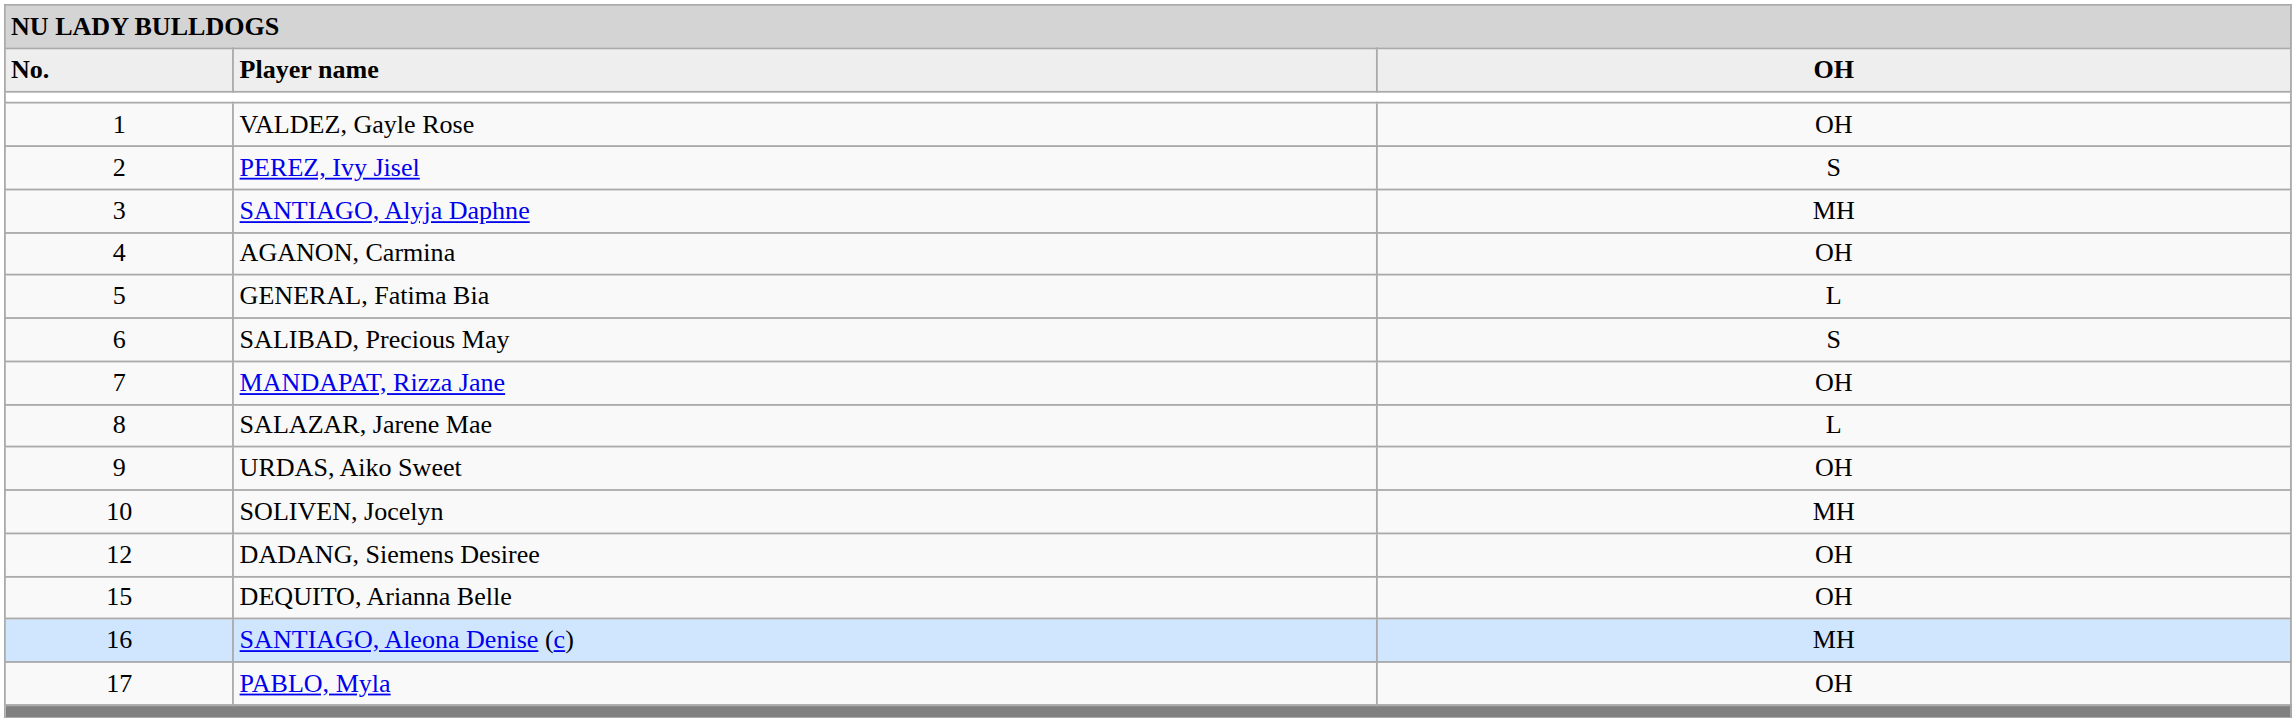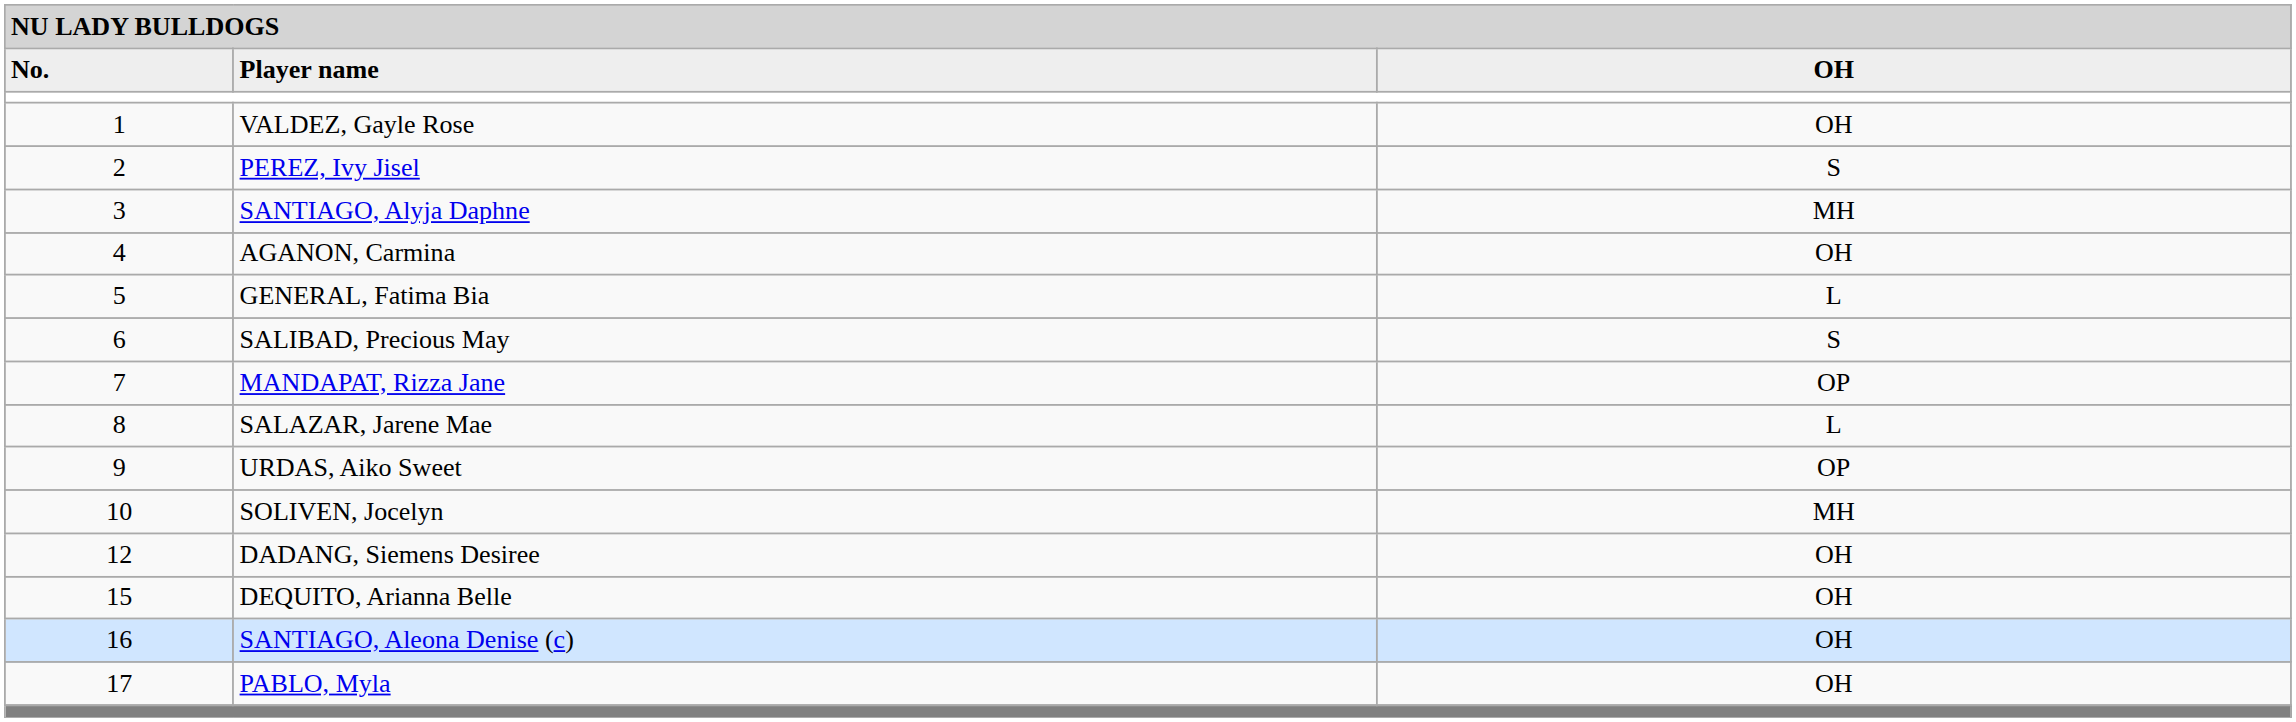(1834, 382) OH -> (1834, 382) OP
(1834, 468) OH -> (1834, 468) OP
(1834, 640) MH -> (1834, 640) OH
